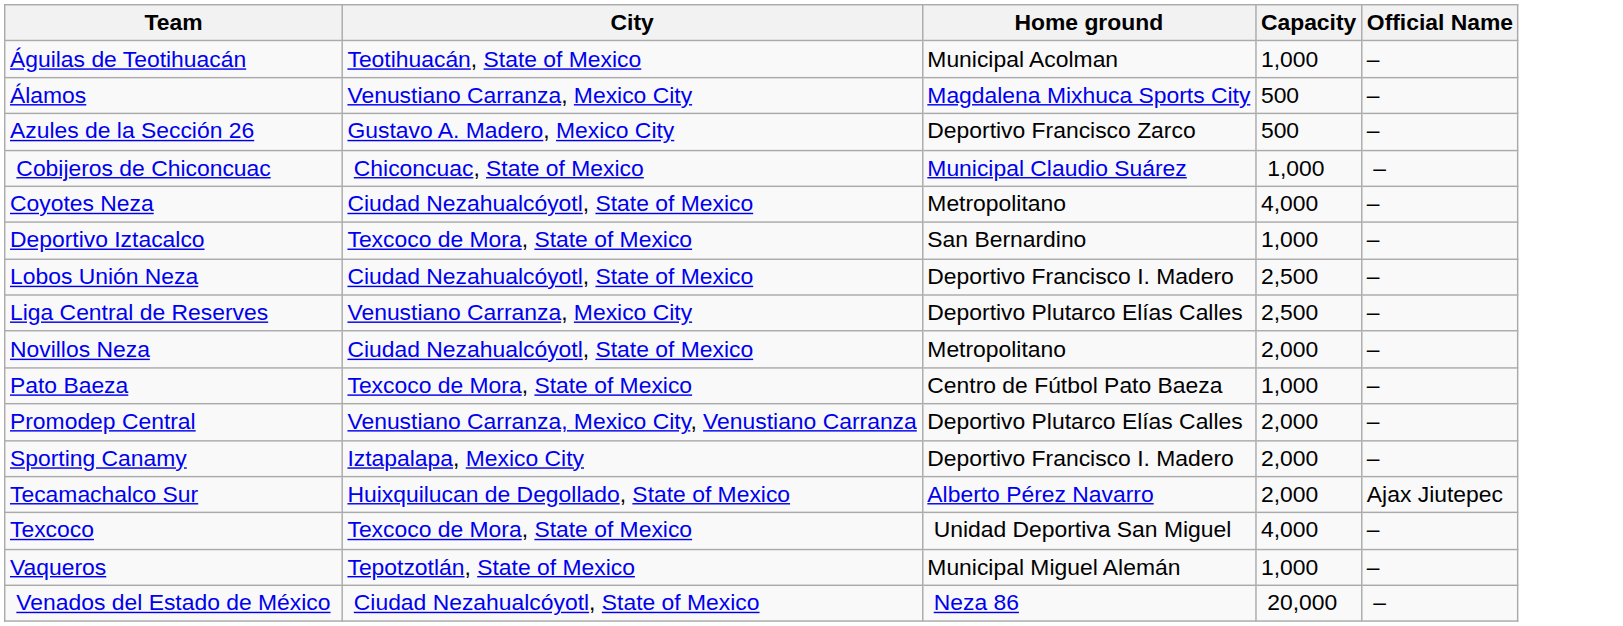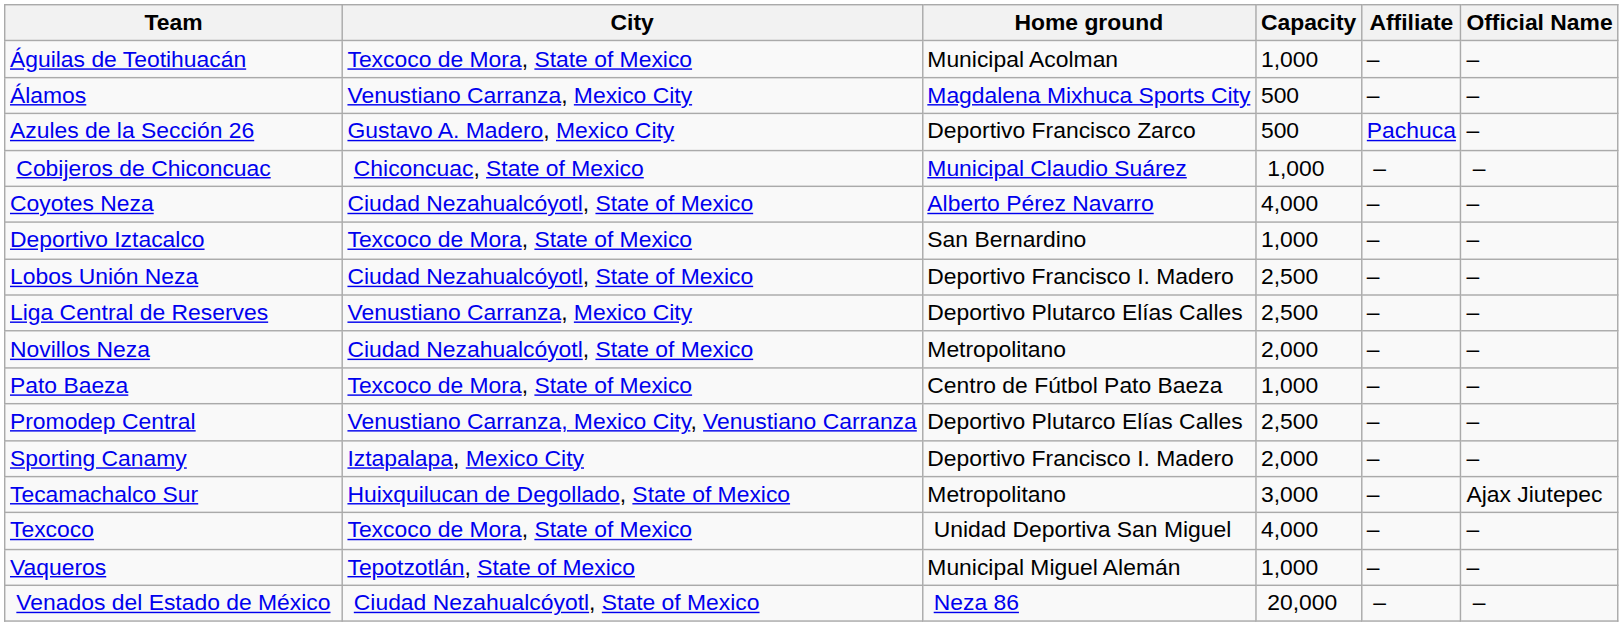+ column: (1411, 22)
(494, 58) Teotihuacán, State of Mexico -> (520, 58) Texcoco de Mora, State of Mexico
(997, 204) Metropolitano -> (1041, 204) Alberto Pérez Navarro
(1290, 421) 2,000 -> (1290, 421) 2,500
(1041, 494) Alberto Pérez Navarro -> (997, 494) Metropolitano
(1290, 494) 2,000 -> (1290, 494) 3,000
